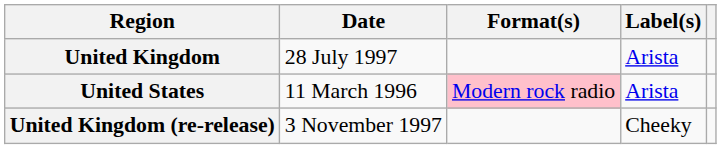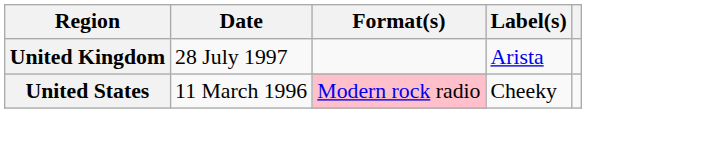(652, 90) Arista -> (524, 90) Cheeky
- row: (142, 125)
